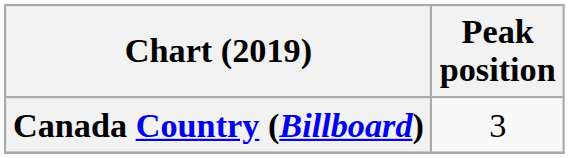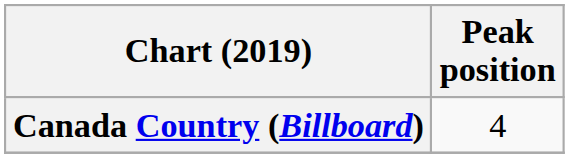(498, 124) 3 -> (498, 124) 4
